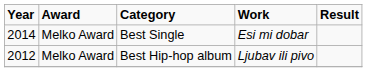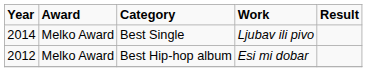(273, 34) Esi mi dobar -> (276, 34) Ljubav ili pivo
(276, 55) Ljubav ili pivo -> (273, 55) Esi mi dobar
